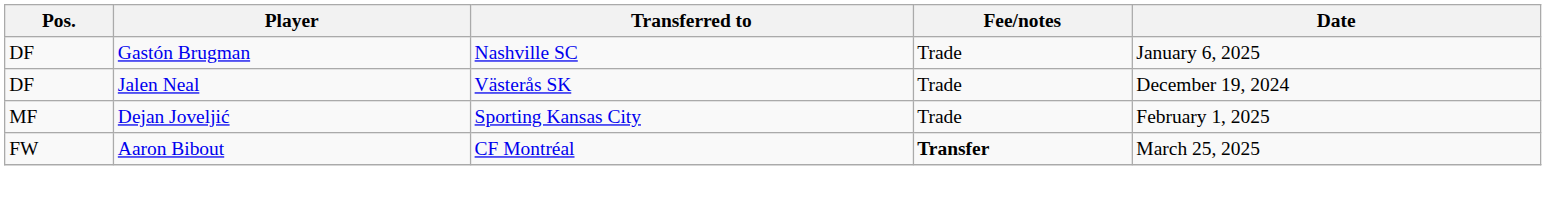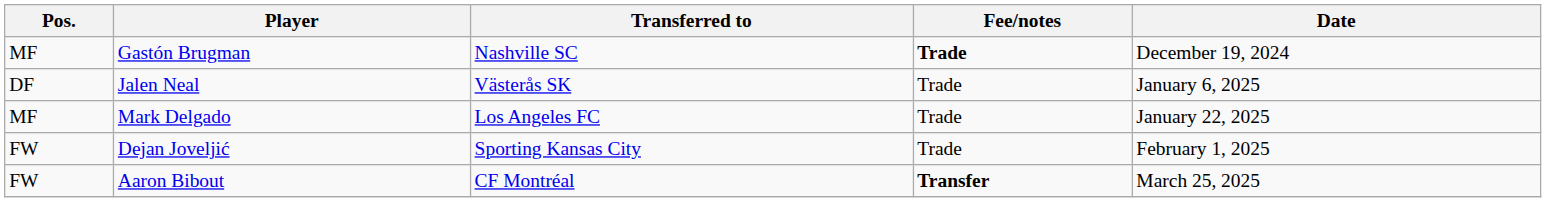(22, 52) DF -> (23, 52) MF
(940, 52) normal -> (942, 52) bold
(1198, 52) January 6, 2025 -> (1213, 52) December 19, 2024
(1213, 84) December 19, 2024 -> (1198, 84) January 6, 2025
+ row: (174, 116)
(23, 116) MF -> (24, 149) FW
